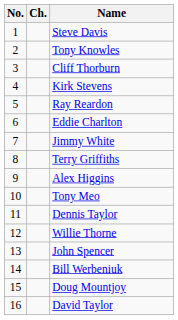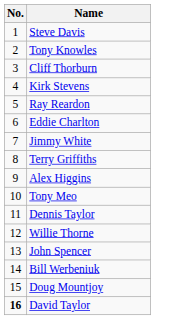- column: (38, 13)
(15, 305) normal -> (15, 305) bold
